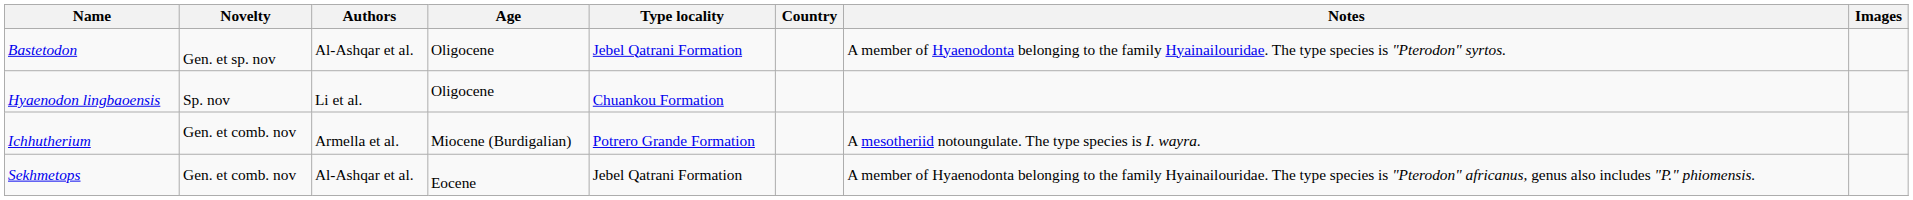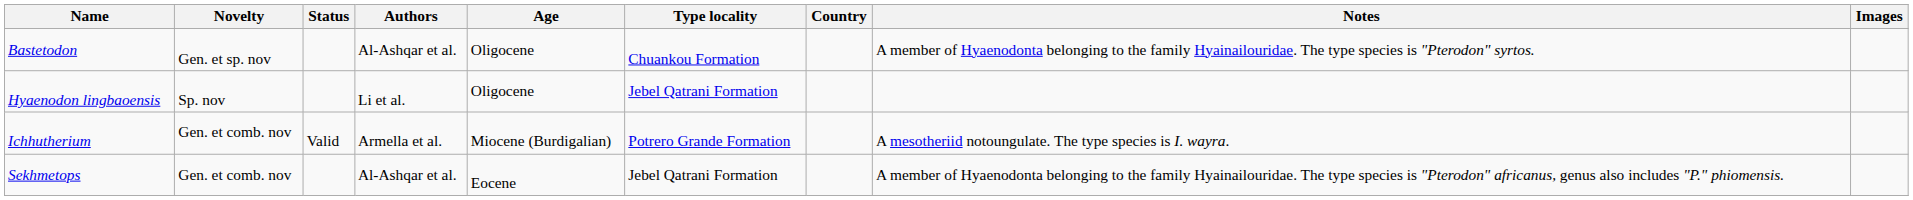+ column: (329, 16)
(667, 49) Jebel Qatrani Formation -> (694, 58) Chuankou Formation
(658, 99) Chuankou Formation -> (703, 91) Jebel Qatrani Formation
